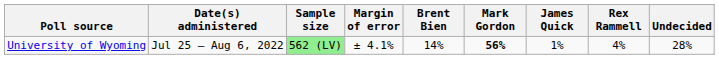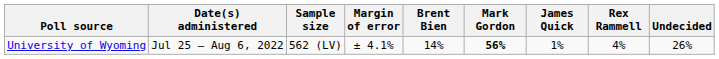(315, 45) lightgreen background -> (315, 45) no background
(682, 45) 28% -> (682, 45) 26%
